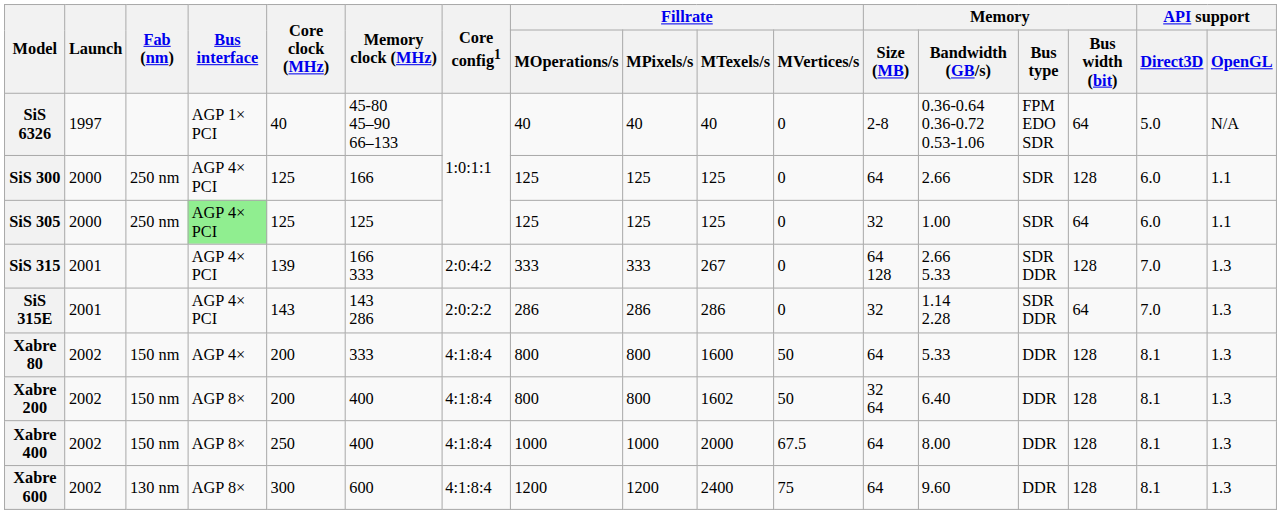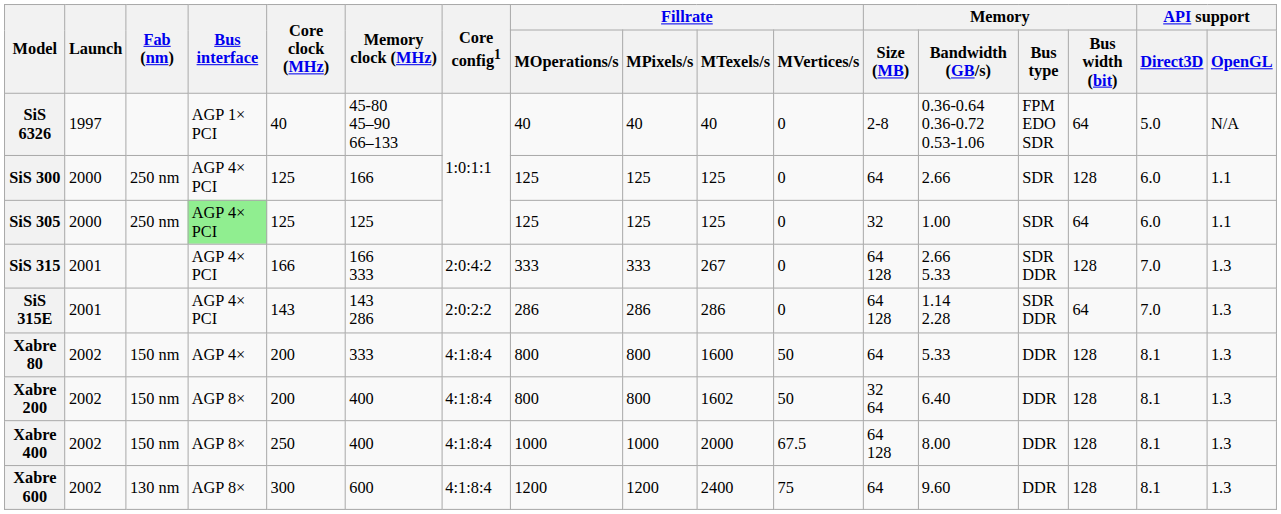(283, 266) 139 -> (283, 266) 166
(875, 310) 32 -> (879, 310) 64 128
(875, 443) 64 -> (879, 443) 64 128
